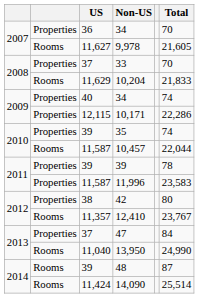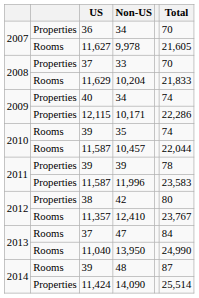(55, 132) Properties -> (48, 132) Rooms
(55, 234) Properties -> (48, 234) Rooms
(48, 285) Rooms -> (55, 285) Properties
